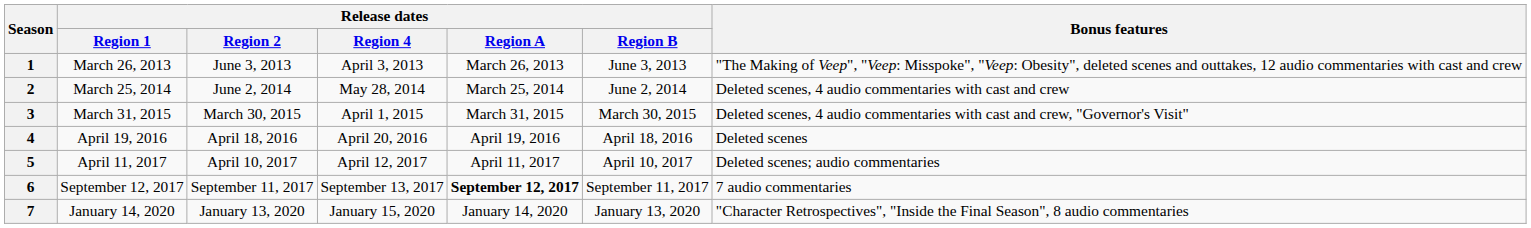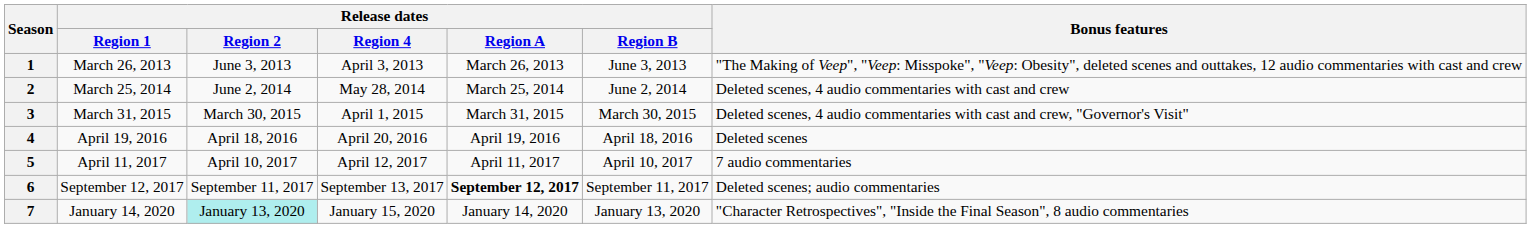(828, 162) Deleted scenes; audio commentaries -> (784, 162) 7 audio commentaries
(784, 187) 7 audio commentaries -> (828, 187) Deleted scenes; audio commentaries
(252, 211) no background -> (252, 211) paleturquoise background
